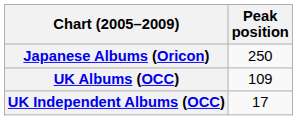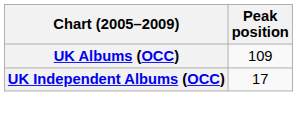- row: (116, 56)
